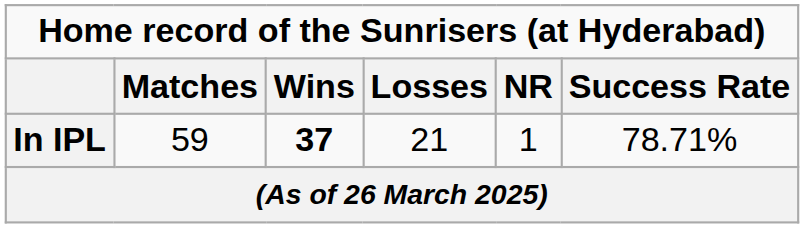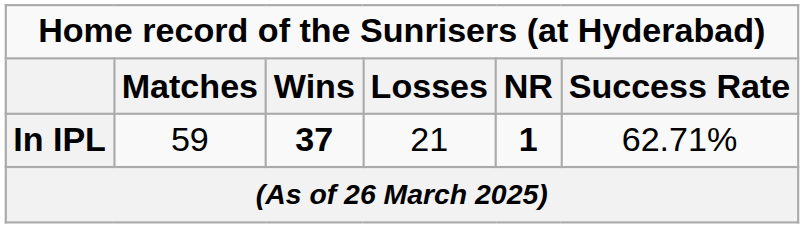(528, 139) normal -> (528, 139) bold
(679, 139) 78.71% -> (679, 139) 62.71%
